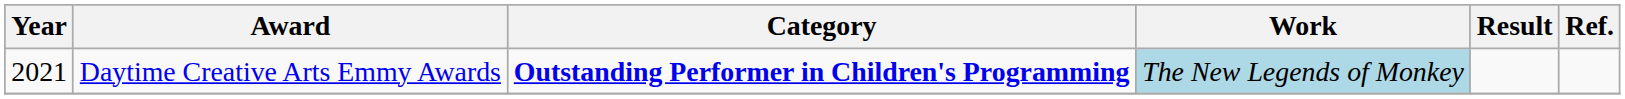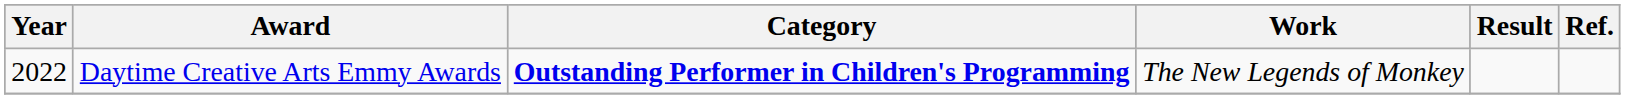(39, 70) 2021 -> (39, 70) 2022
(1303, 70) lightblue background -> (1303, 70) no background
